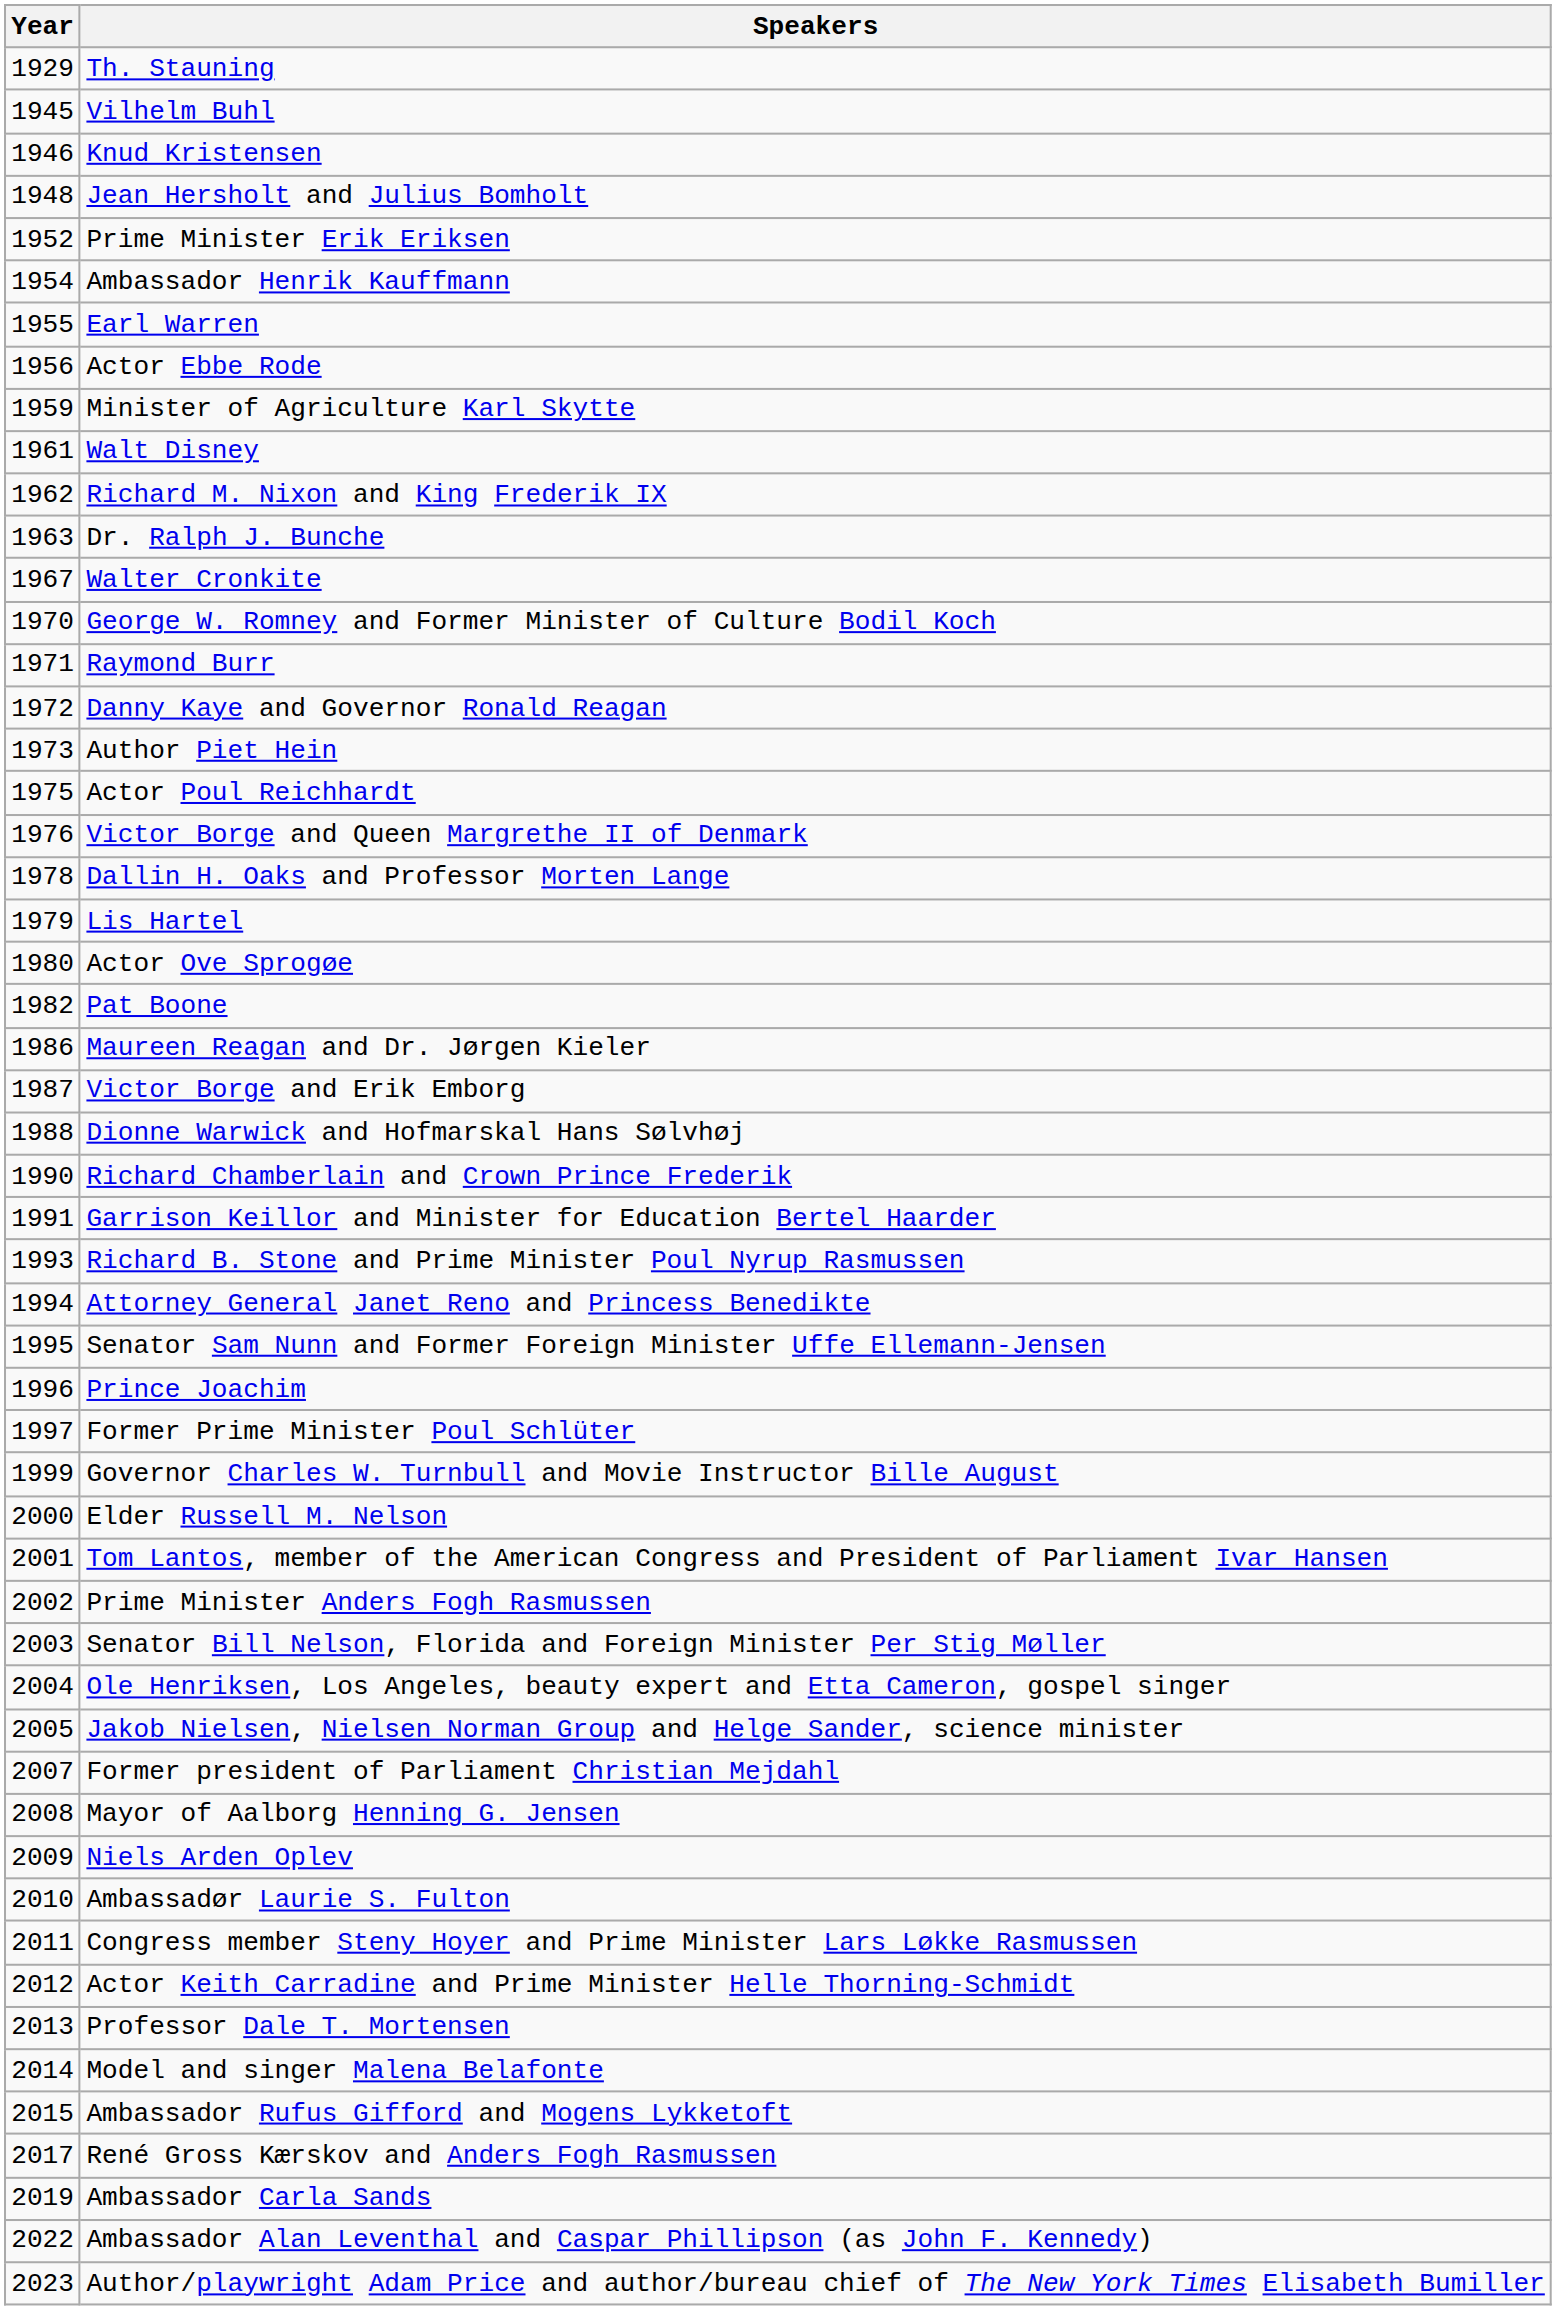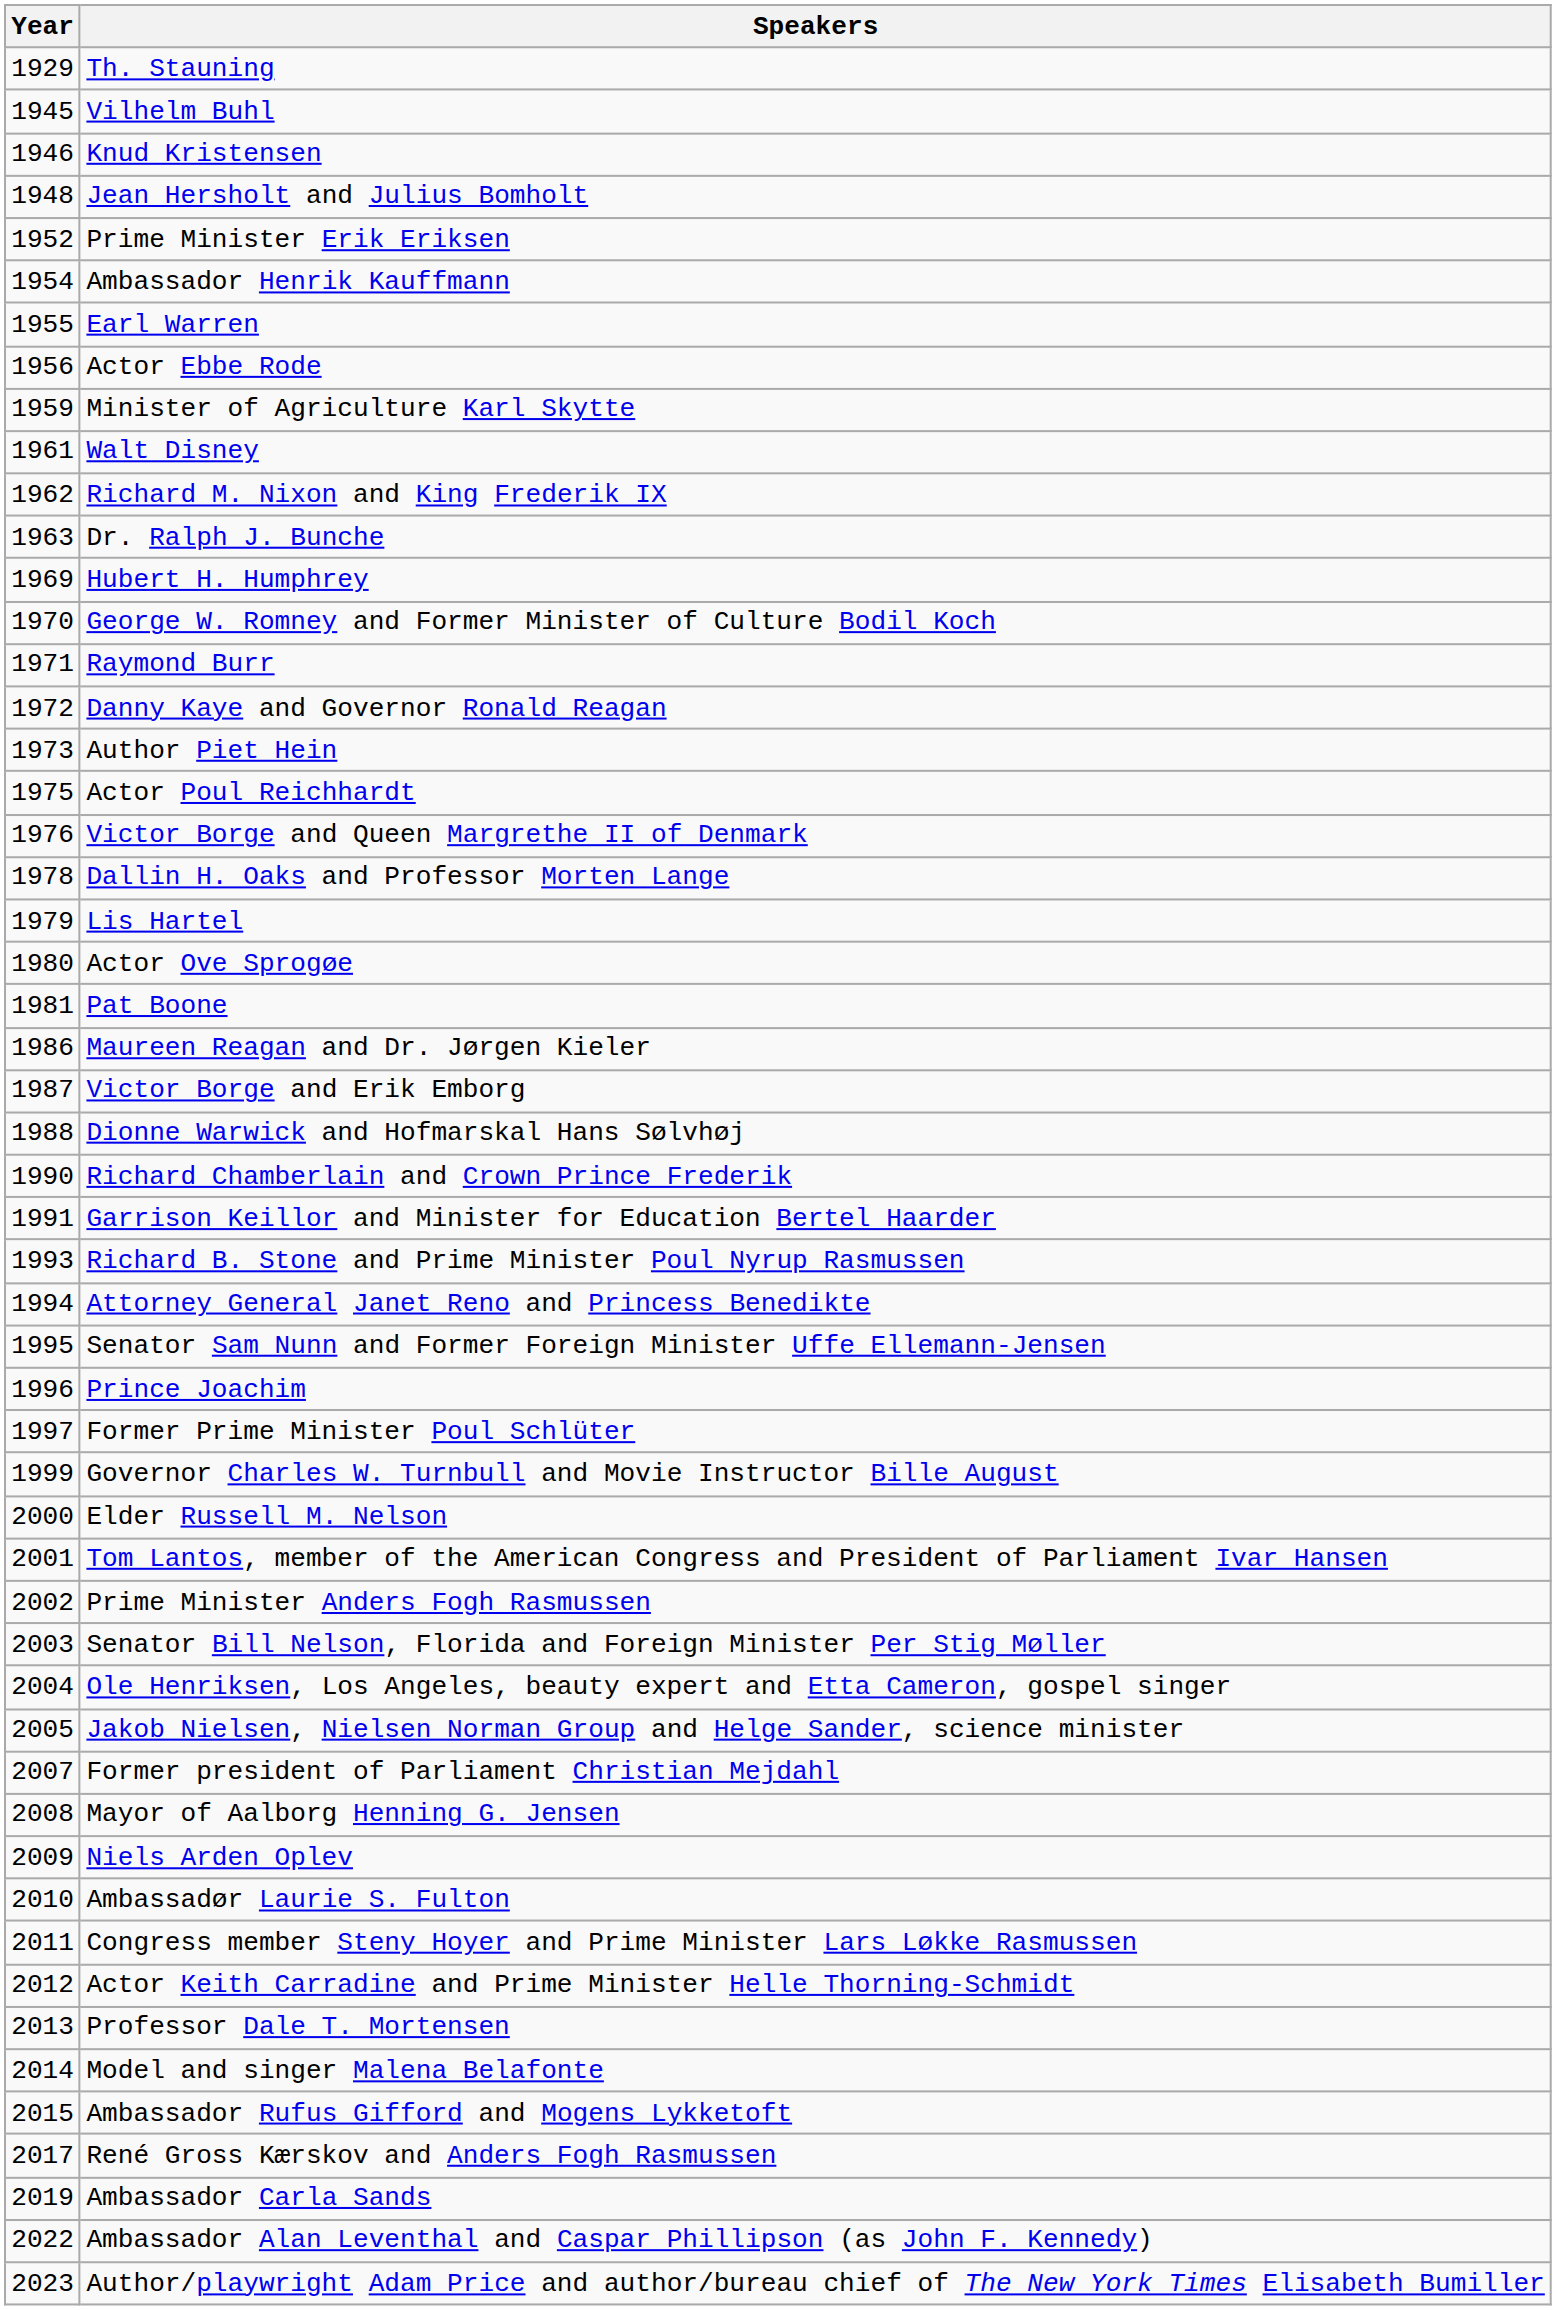- row: (204, 580)
+ row: (228, 580)
(43, 1006) 1982 -> (43, 1006) 1981
